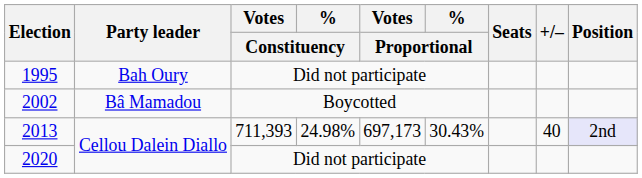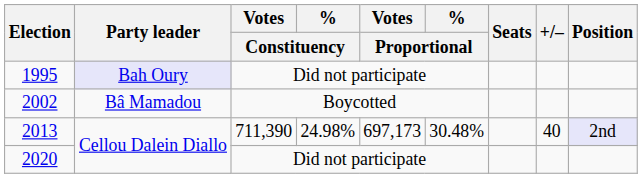(153, 74) no background -> (153, 74) lavender background
(264, 131) 711,393 -> (264, 131) 711,390
(457, 131) 30.43% -> (457, 131) 30.48%
